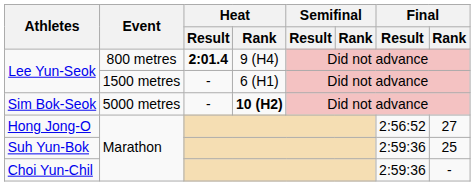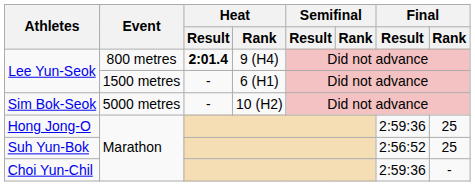(259, 104) bold -> (259, 104) normal
(402, 126) 2:56:52 -> (402, 126) 2:59:36
(449, 126) 27 -> (449, 126) 25
(402, 148) 2:59:36 -> (402, 148) 2:56:52
